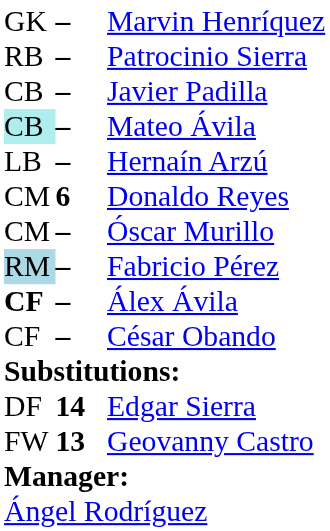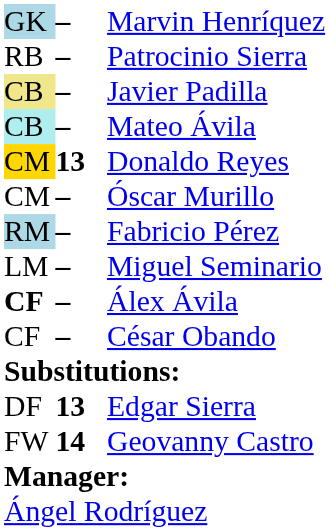(25, 20) no background -> (25, 20) lightblue background
(24, 91) no background -> (24, 91) khaki background
- row: (187, 161)
(27, 196) no background -> (27, 161) gold background
(63, 196) 6 -> (70, 161) 13
+ row: (214, 266)
(70, 406) 14 -> (70, 406) 13
(70, 441) 13 -> (70, 441) 14
